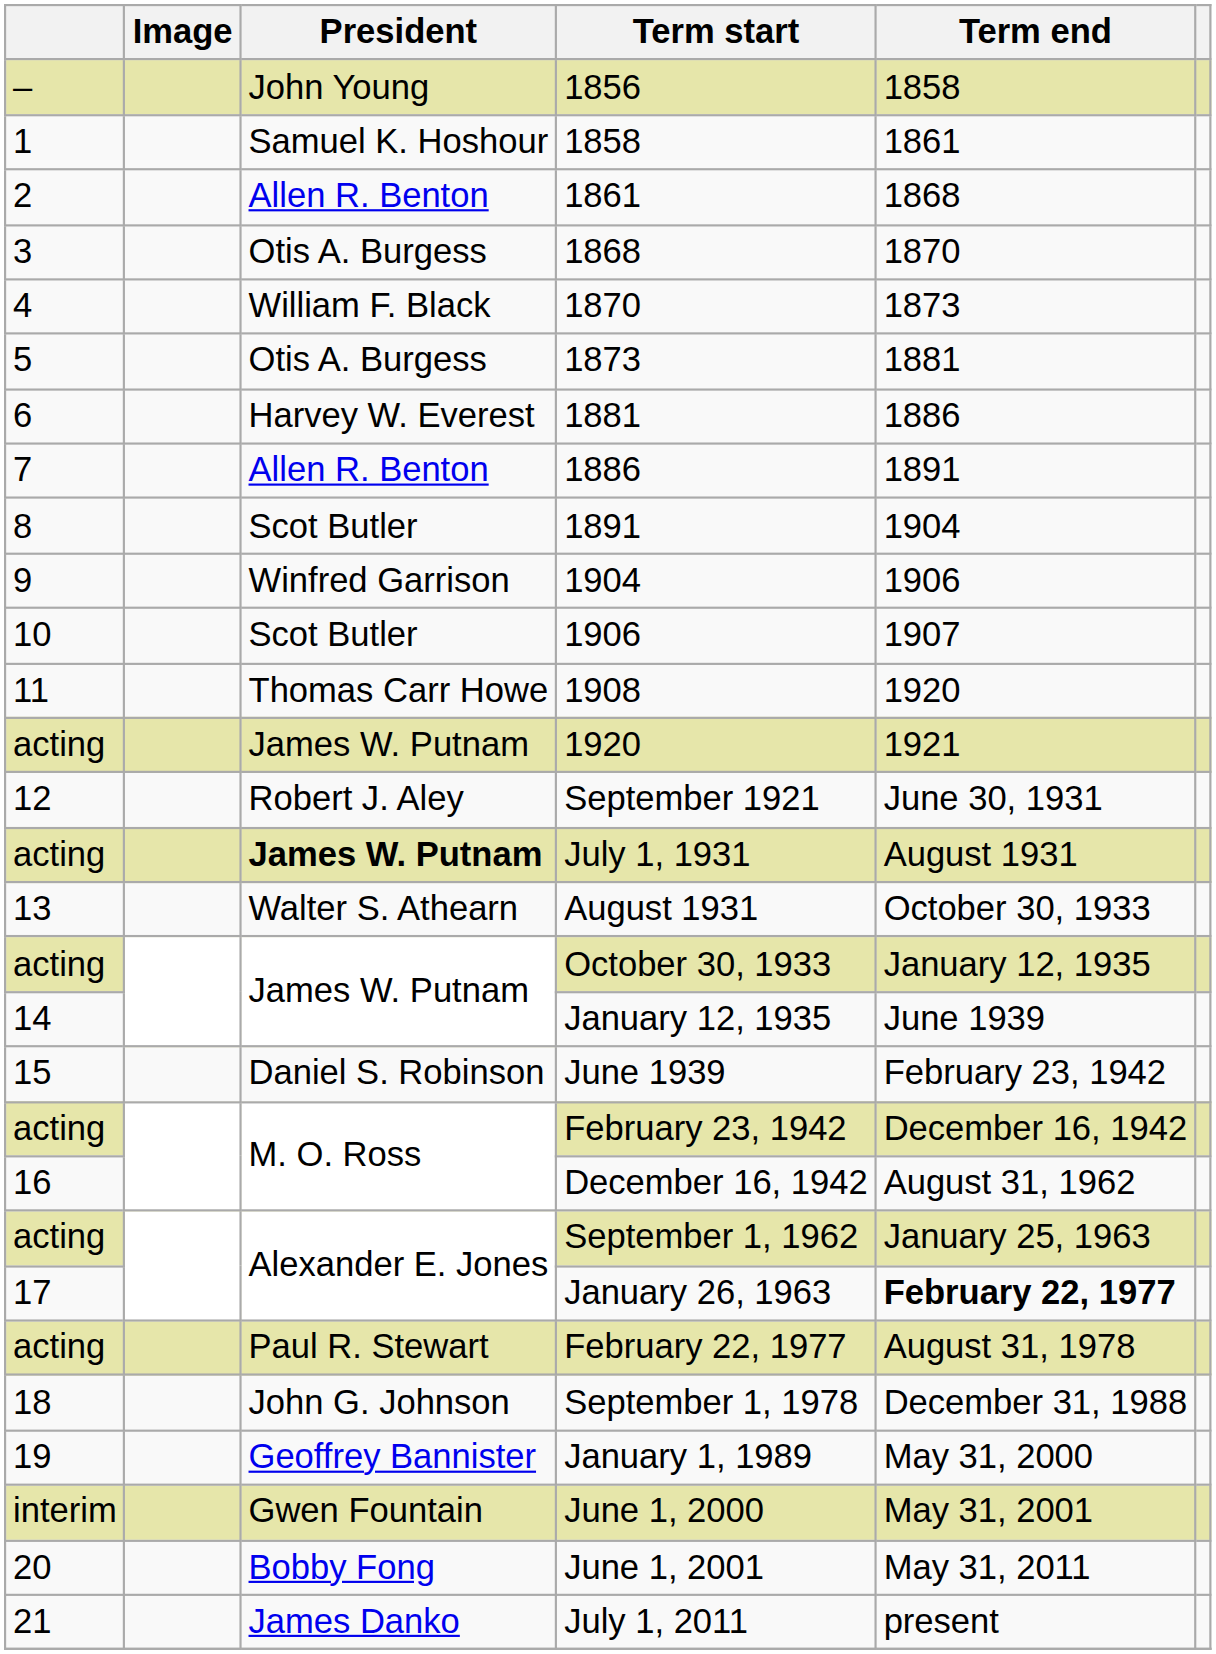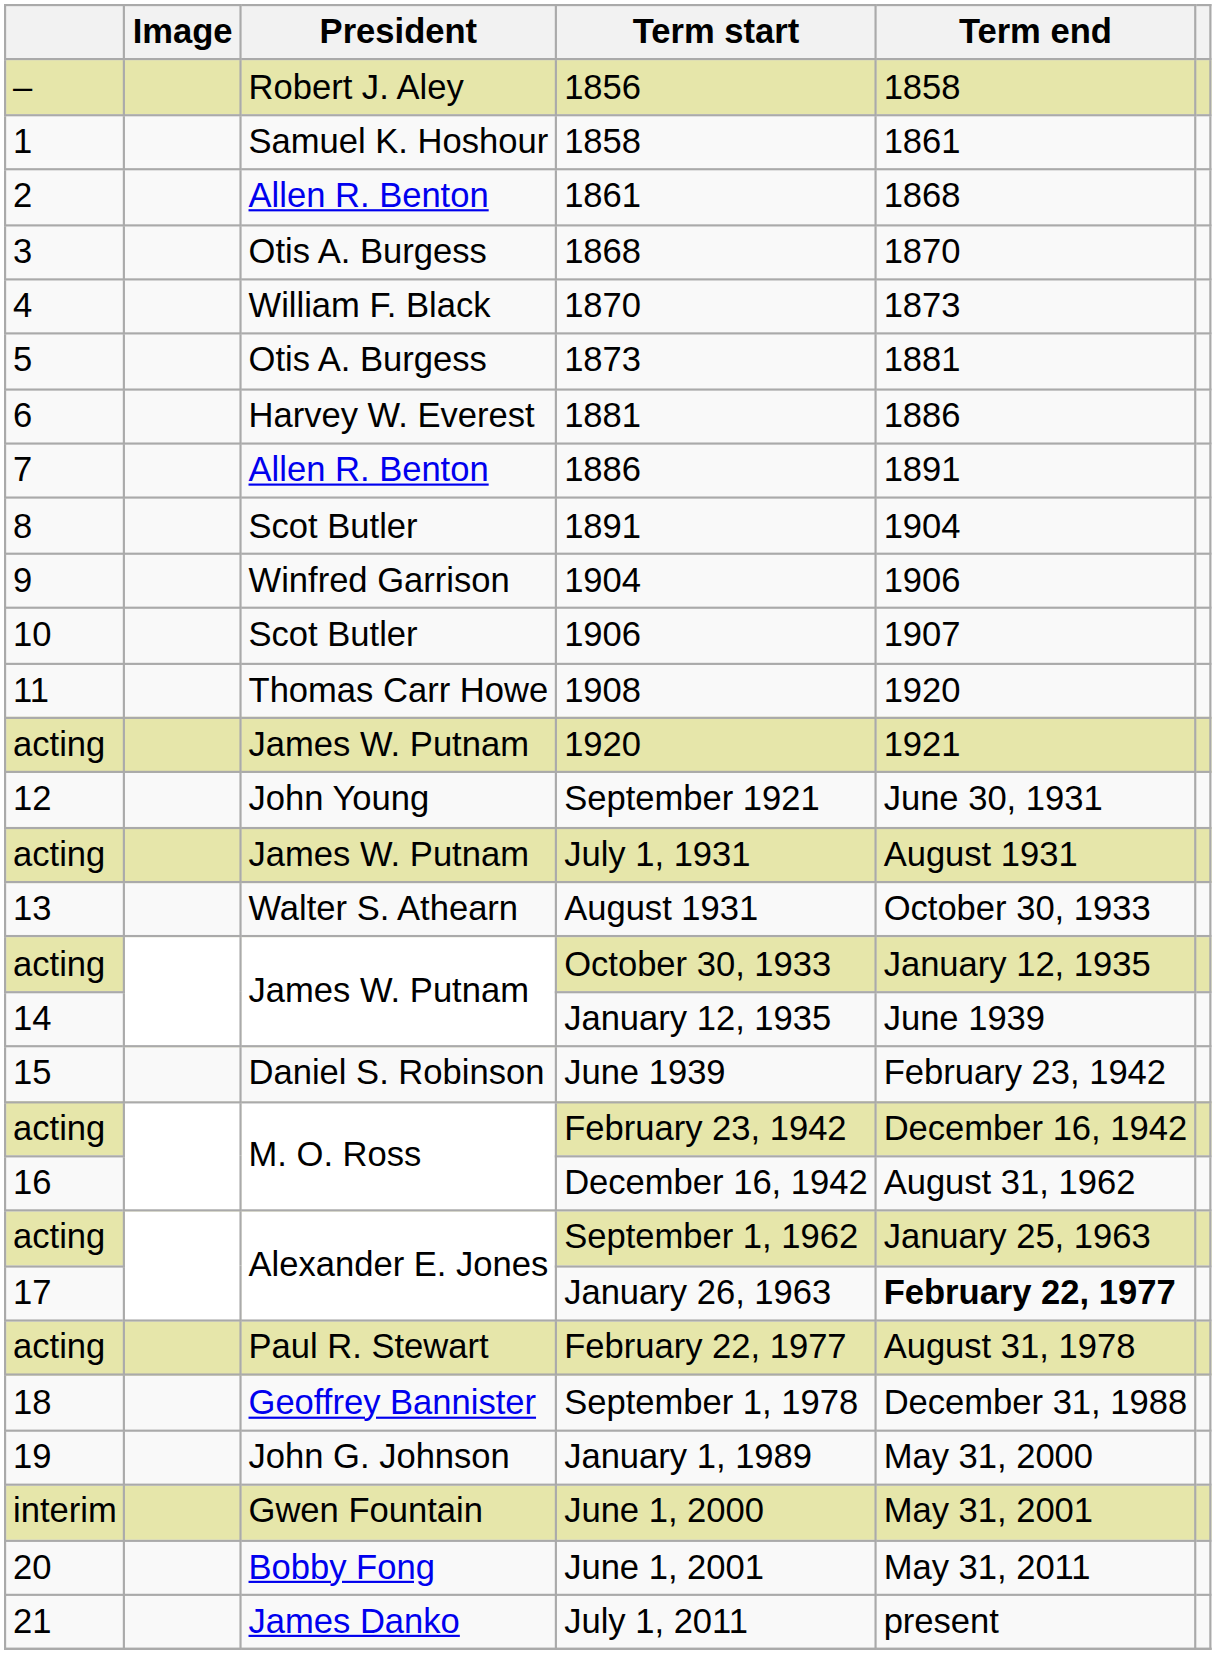(339, 86) John Young -> (356, 86) Robert J. Aley
(356, 799) Robert J. Aley -> (339, 799) John Young
(395, 854) bold -> (389, 854) normal
(379, 1402) John G. Johnson -> (392, 1402) Geoffrey Bannister
(392, 1456) Geoffrey Bannister -> (379, 1456) John G. Johnson
